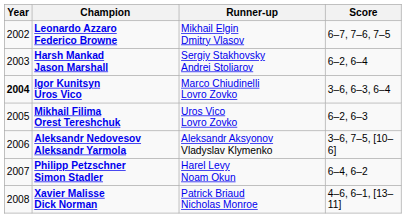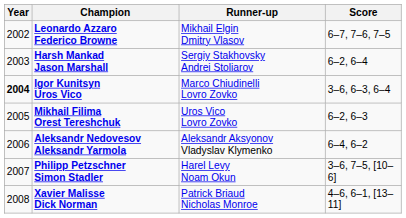(361, 145) 3–6, 7–5, [10–6] -> (348, 145) 6–4, 6–2
(348, 172) 6–4, 6–2 -> (361, 172) 3–6, 7–5, [10–6]
